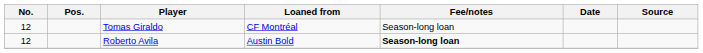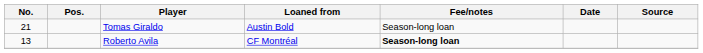(26, 27) 12 -> (26, 27) 21
(272, 27) CF Montréal -> (270, 27) Austin Bold
(26, 41) 12 -> (26, 41) 13
(270, 41) Austin Bold -> (272, 41) CF Montréal
